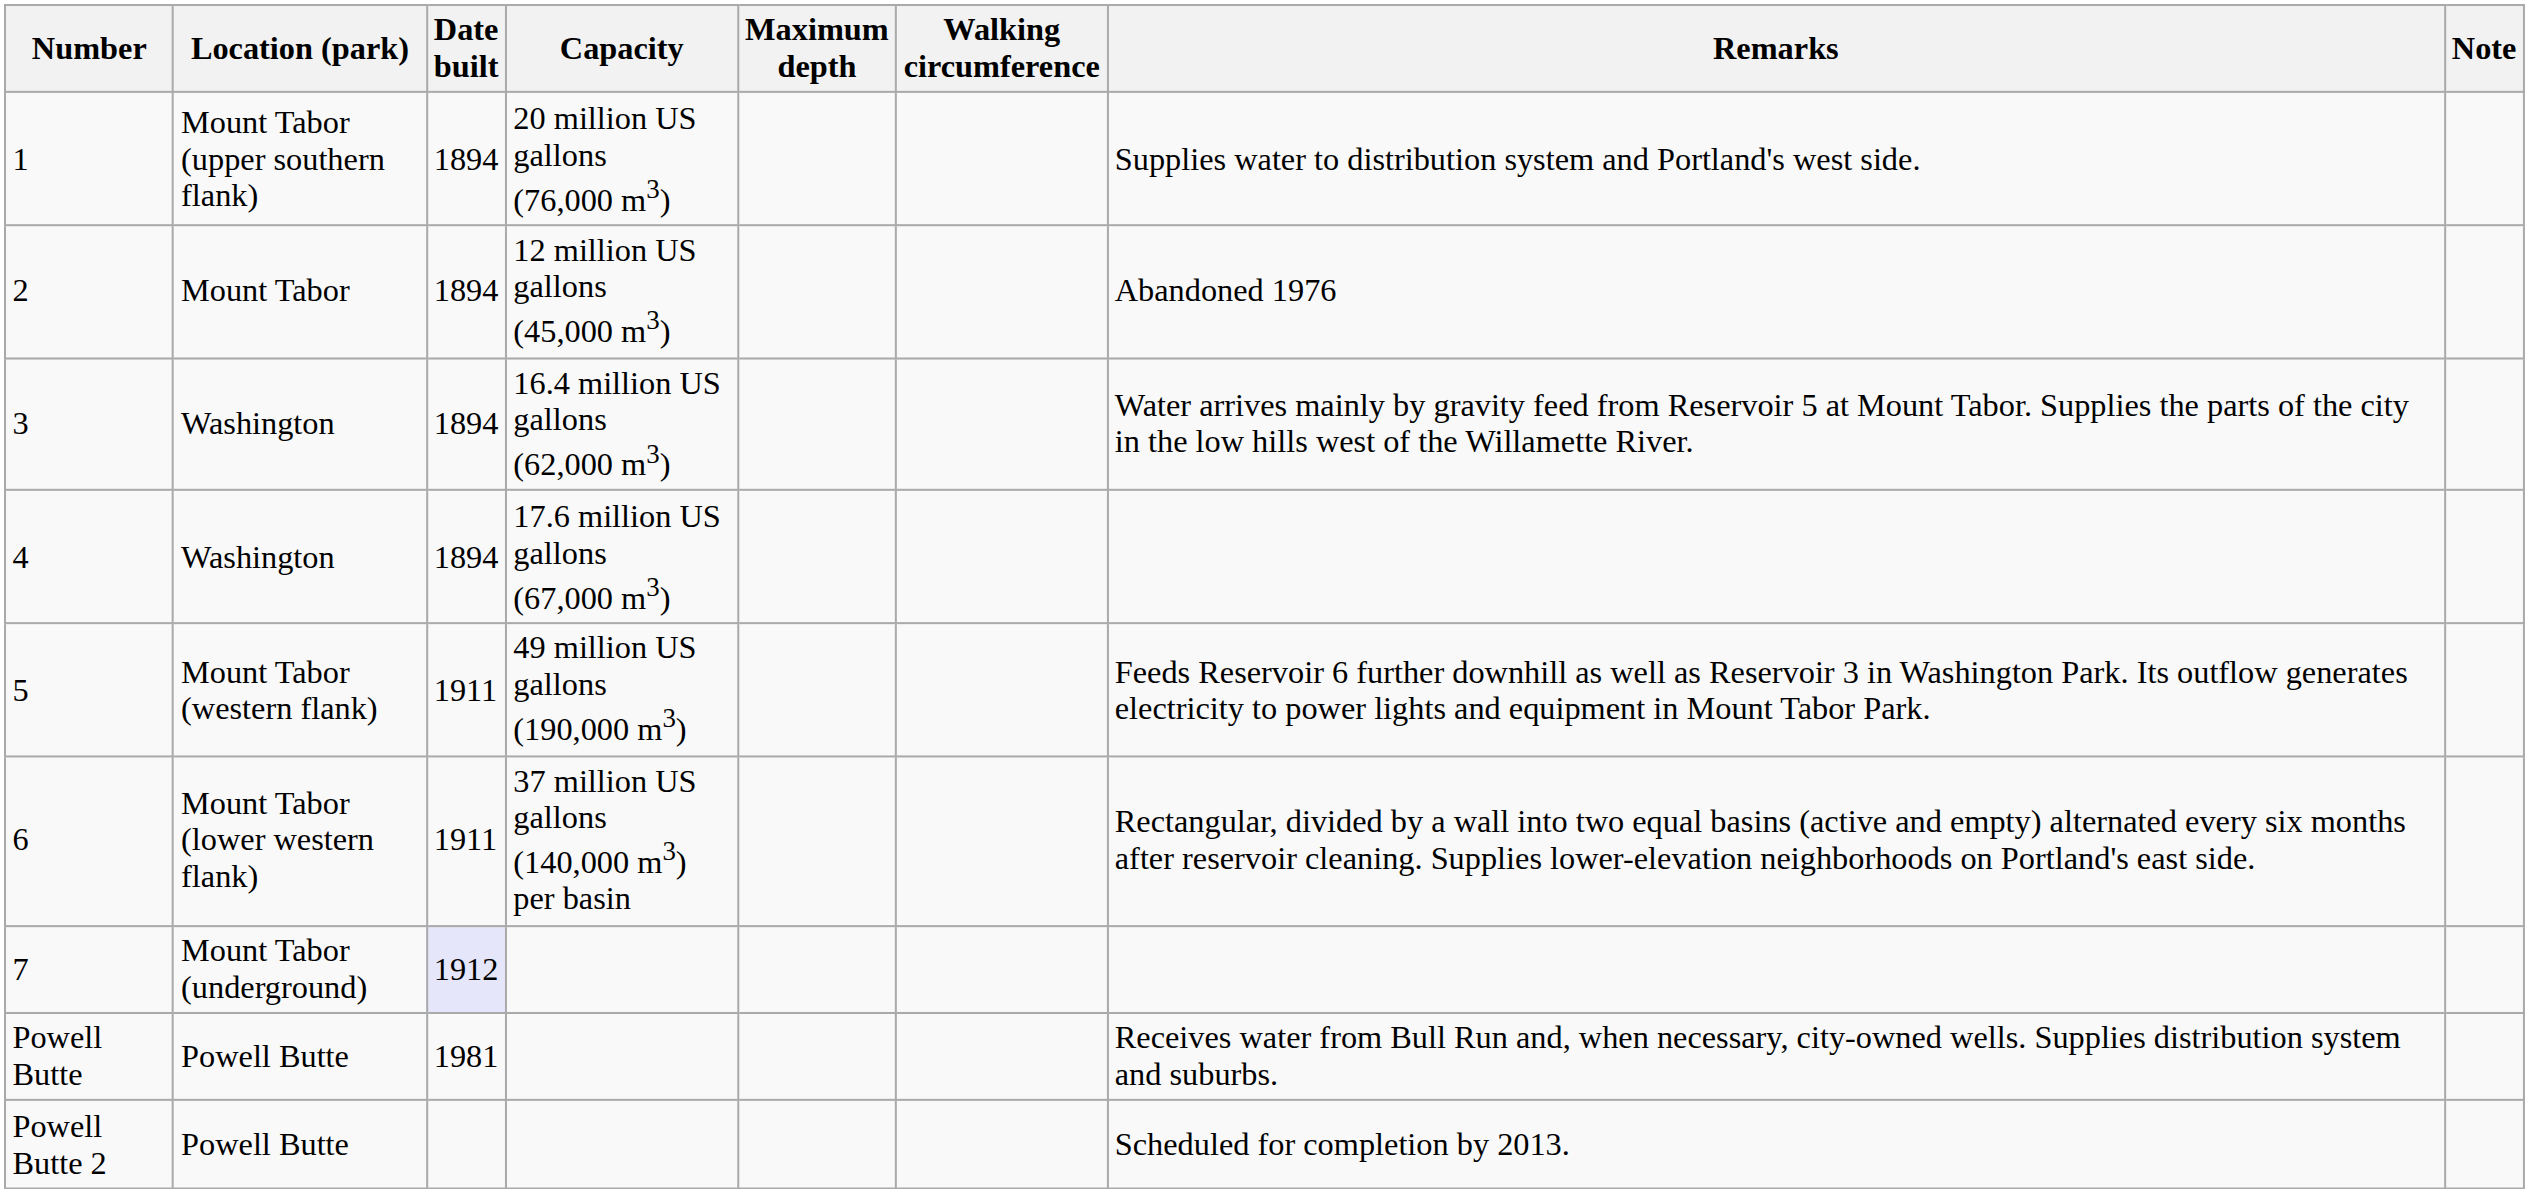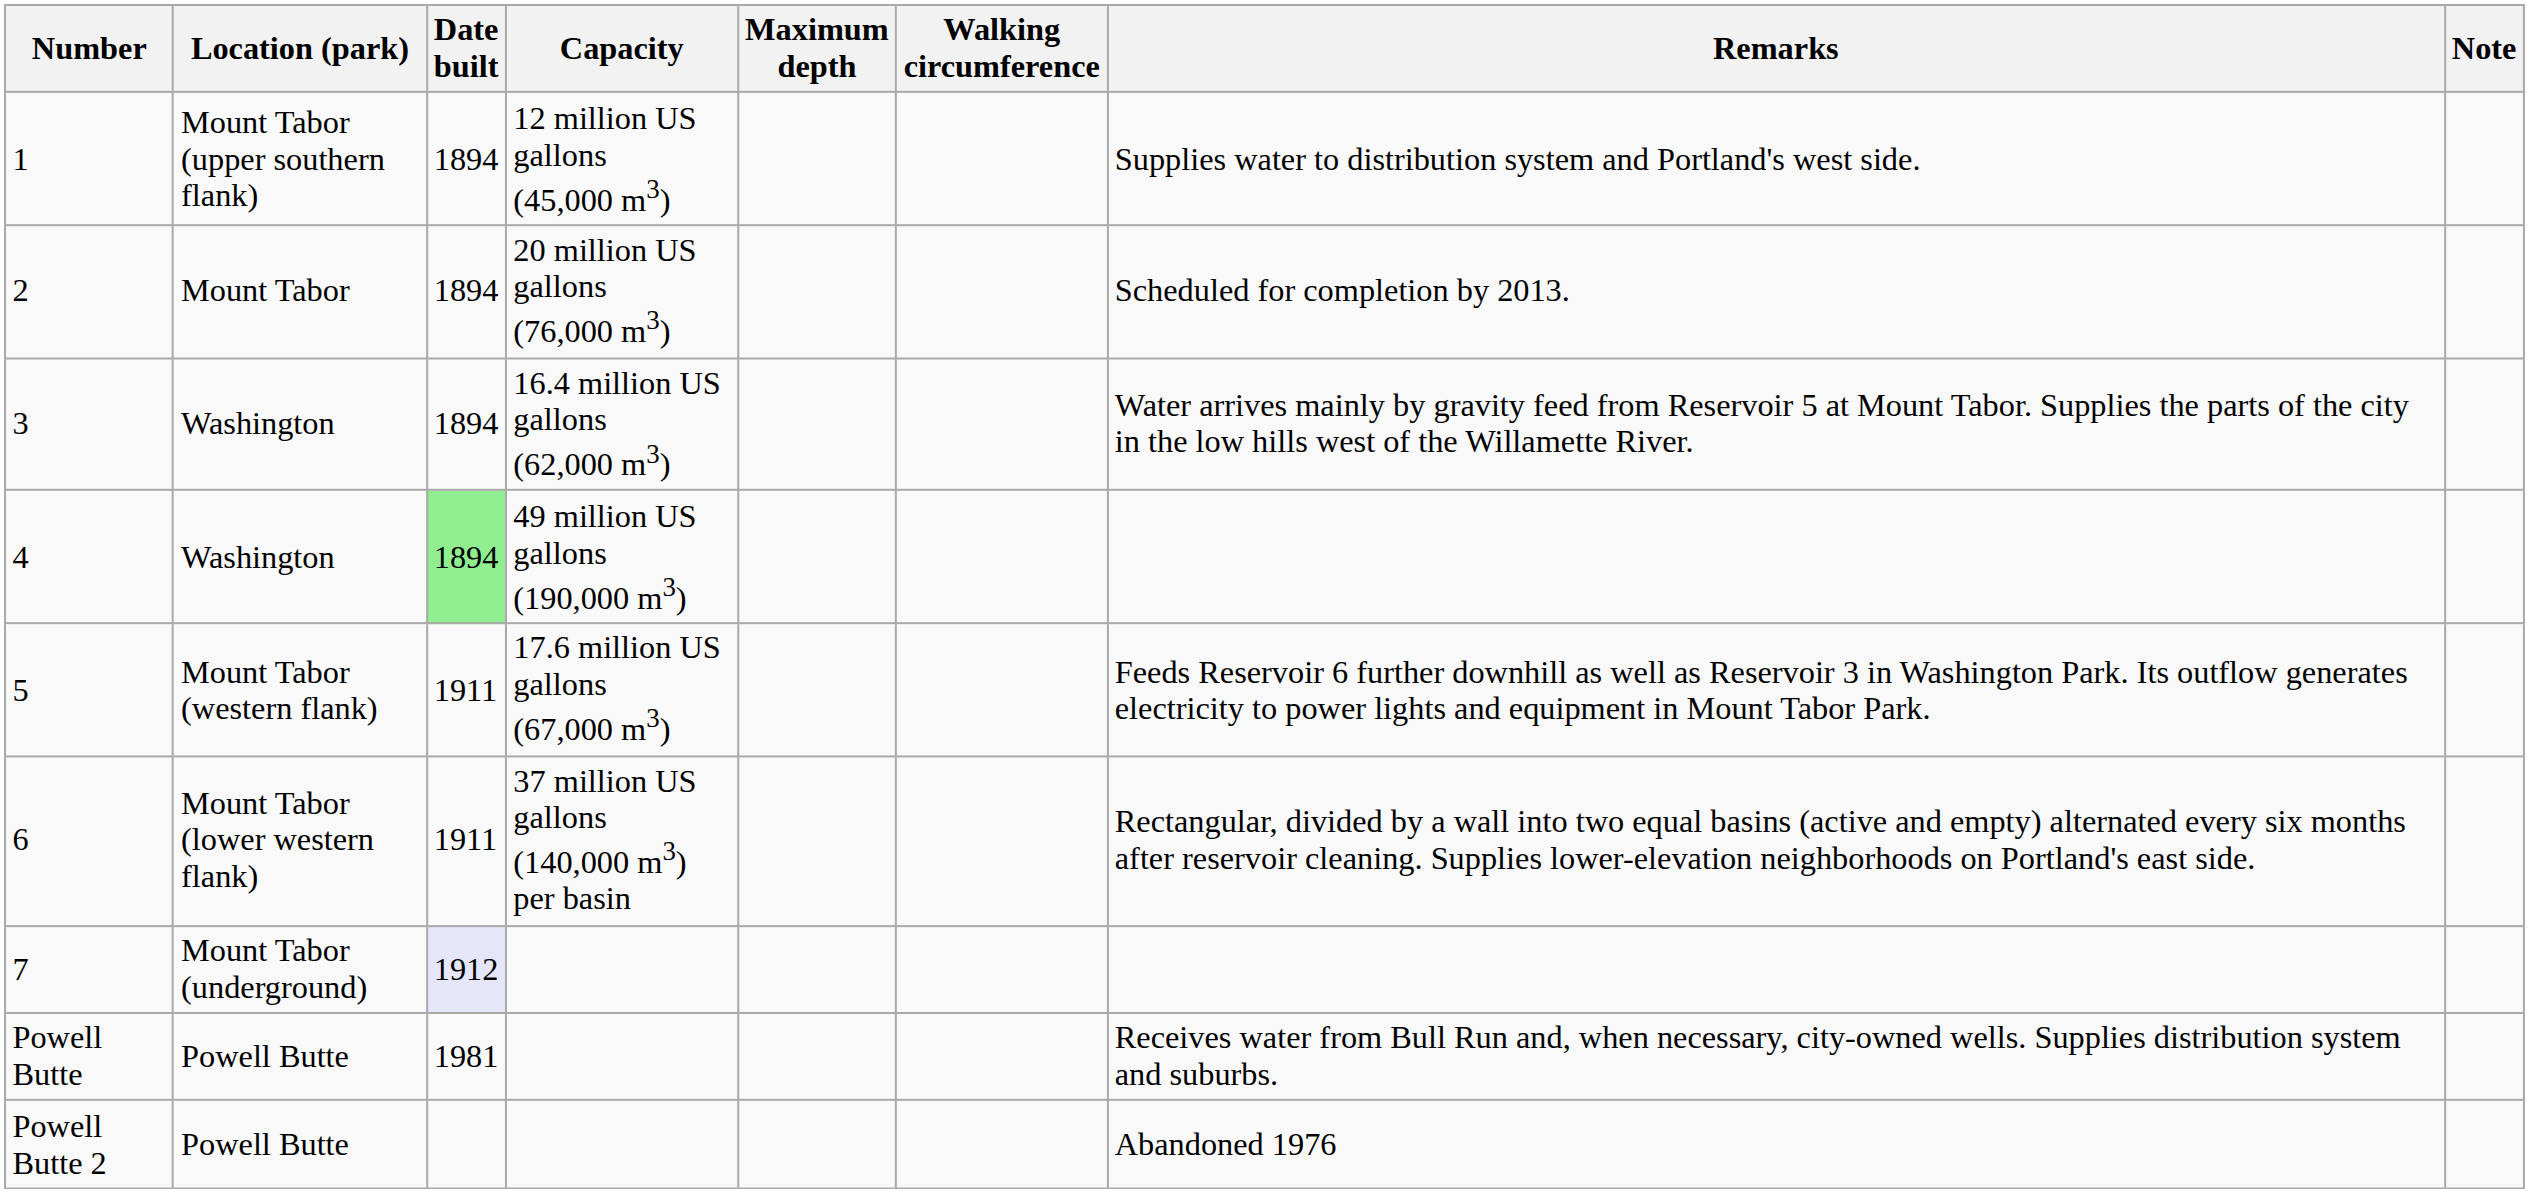(605, 158) 20 million US gallons (76,000 m3) -> (605, 158) 12 million US gallons (45,000 m3)
(605, 291) 12 million US gallons (45,000 m3) -> (605, 291) 20 million US gallons (76,000 m3)
(1226, 291) Abandoned 1976 -> (1342, 291) Scheduled for completion by 2013.
(466, 556) no background -> (466, 556) lightgreen background
(617, 556) 17.6 million US gallons (67,000 m3) -> (605, 556) 49 million US gallons (190,000 m3)
(605, 689) 49 million US gallons (190,000 m3) -> (617, 689) 17.6 million US gallons (67,000 m3)
(1342, 1143) Scheduled for completion by 2013. -> (1226, 1143) Abandoned 1976
